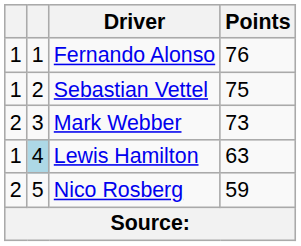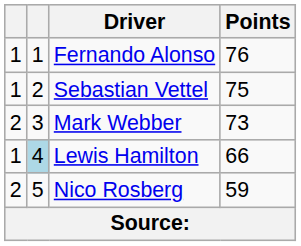(237, 156) 63 -> (237, 156) 66
